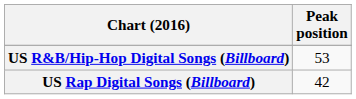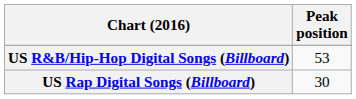(322, 81) 42 -> (322, 81) 30
